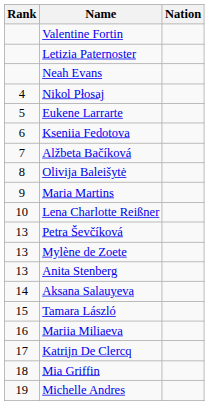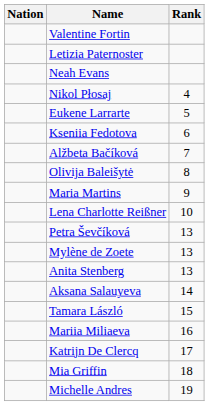columns swapped: (22, 14) <-> (183, 14)
